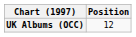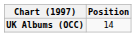(109, 25) 12 -> (109, 25) 14
